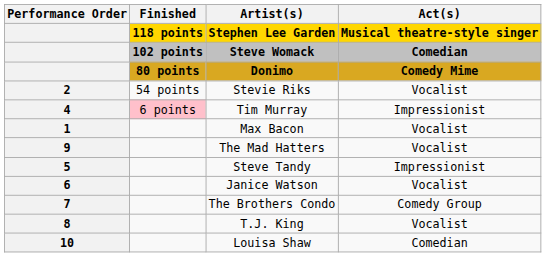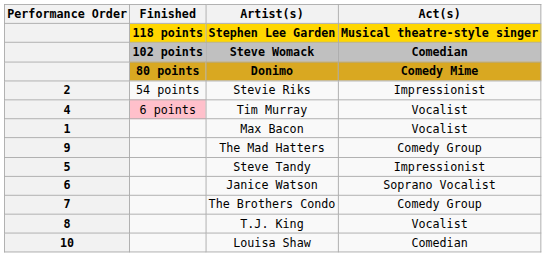(440, 90) Vocalist -> (440, 90) Impressionist
(440, 109) Impressionist -> (440, 109) Vocalist
(440, 147) Vocalist -> (440, 147) Comedy Group
(440, 186) Vocalist -> (440, 186) Soprano Vocalist
